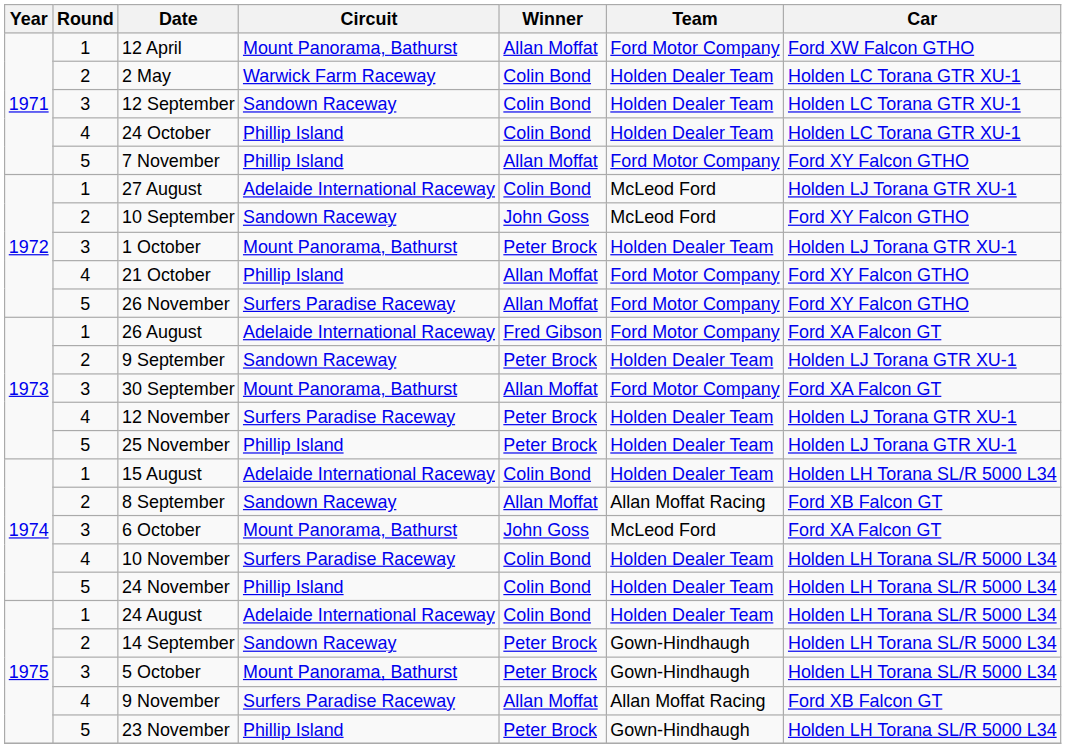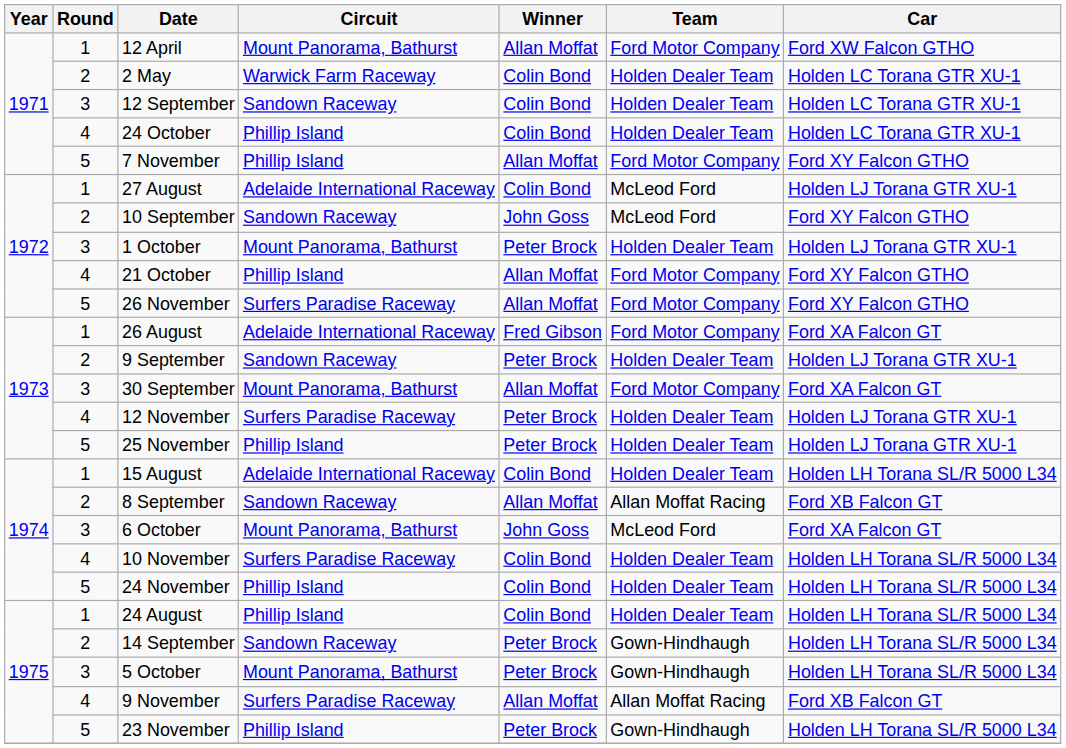(369, 615) Adelaide International Raceway -> (293, 615) Phillip Island
